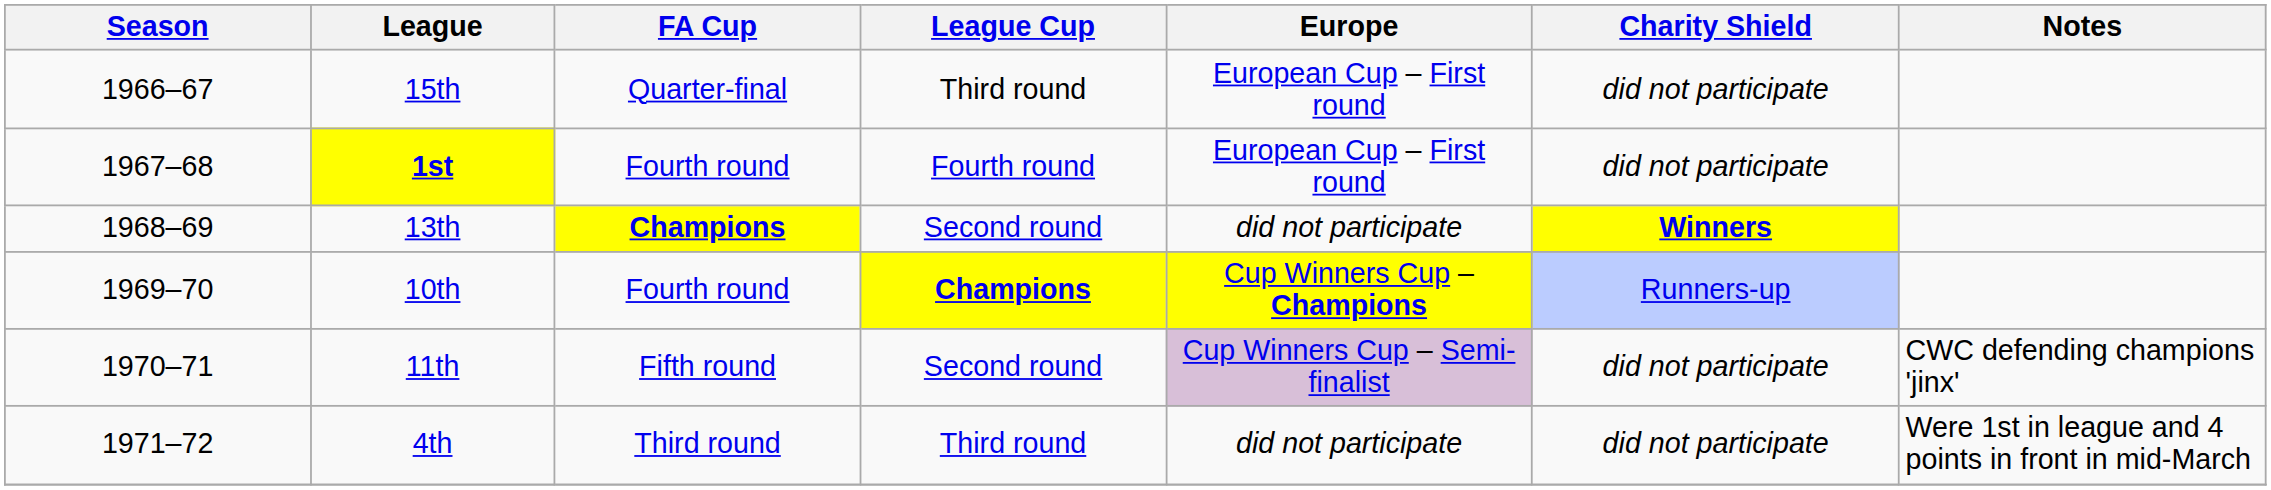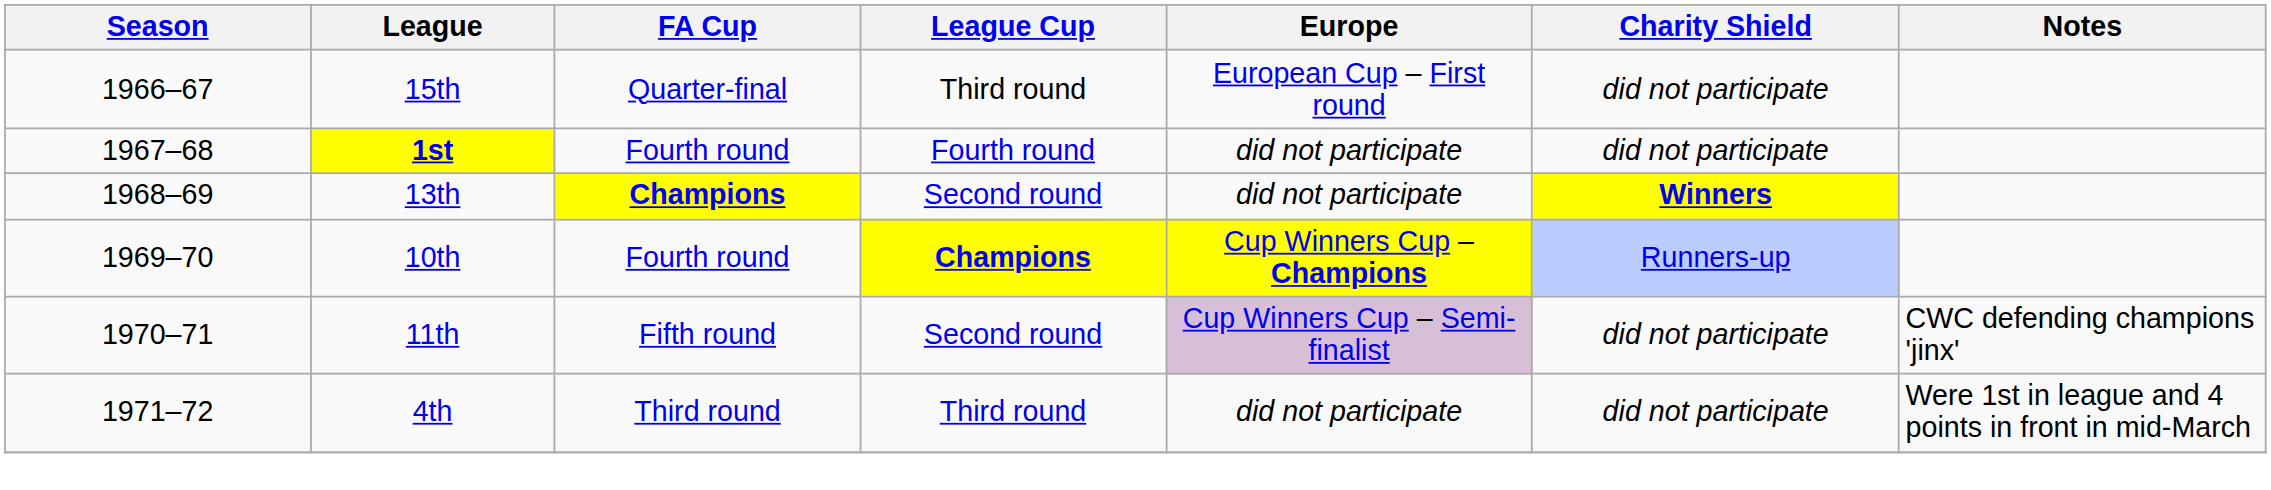(1349, 166) European Cup – First round -> (1349, 150) did not participate
